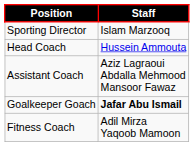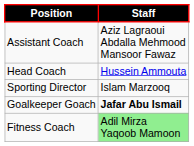rows swapped: (47, 30) <-> (45, 76)
(140, 127) no background -> (140, 127) lightgreen background
